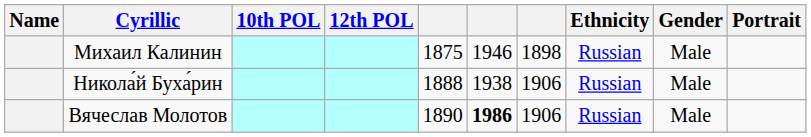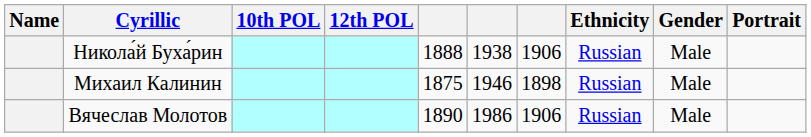rows swapped: (148, 83) <-> (148, 52)
(492, 115) bold -> (492, 115) normal
